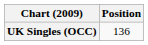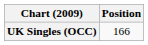(121, 31) 136 -> (121, 31) 166
